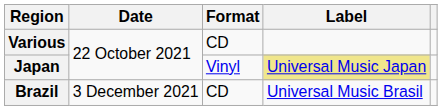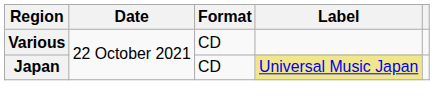(223, 67) Vinyl -> (209, 67) CD
- row: (37, 92)
